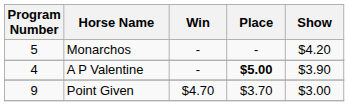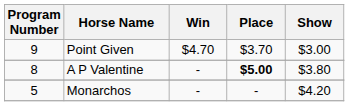rows swapped: (100, 91) <-> (99, 50)
(34, 70) 4 -> (34, 70) 8
(315, 70) $3.90 -> (315, 70) $3.80
